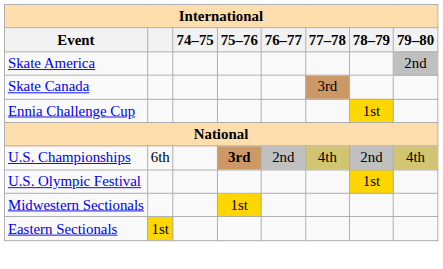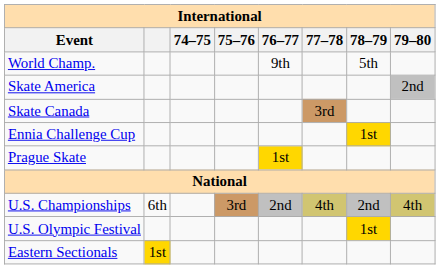+ row: (52, 63)
+ row: (47, 157)
(239, 157) bold -> (236, 205) normal
- row: (76, 205)
